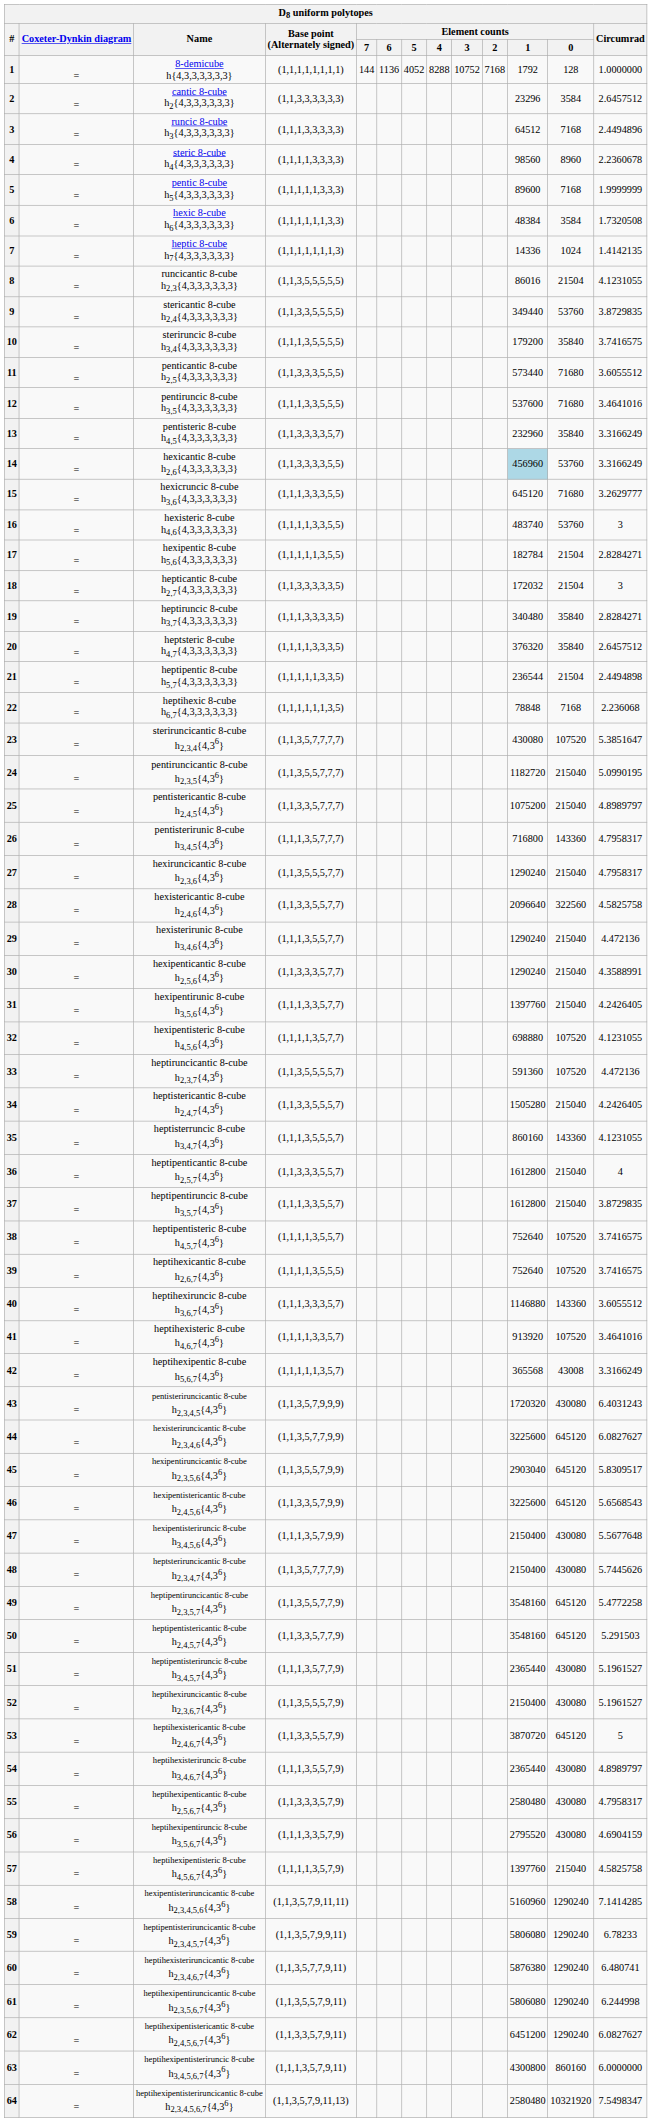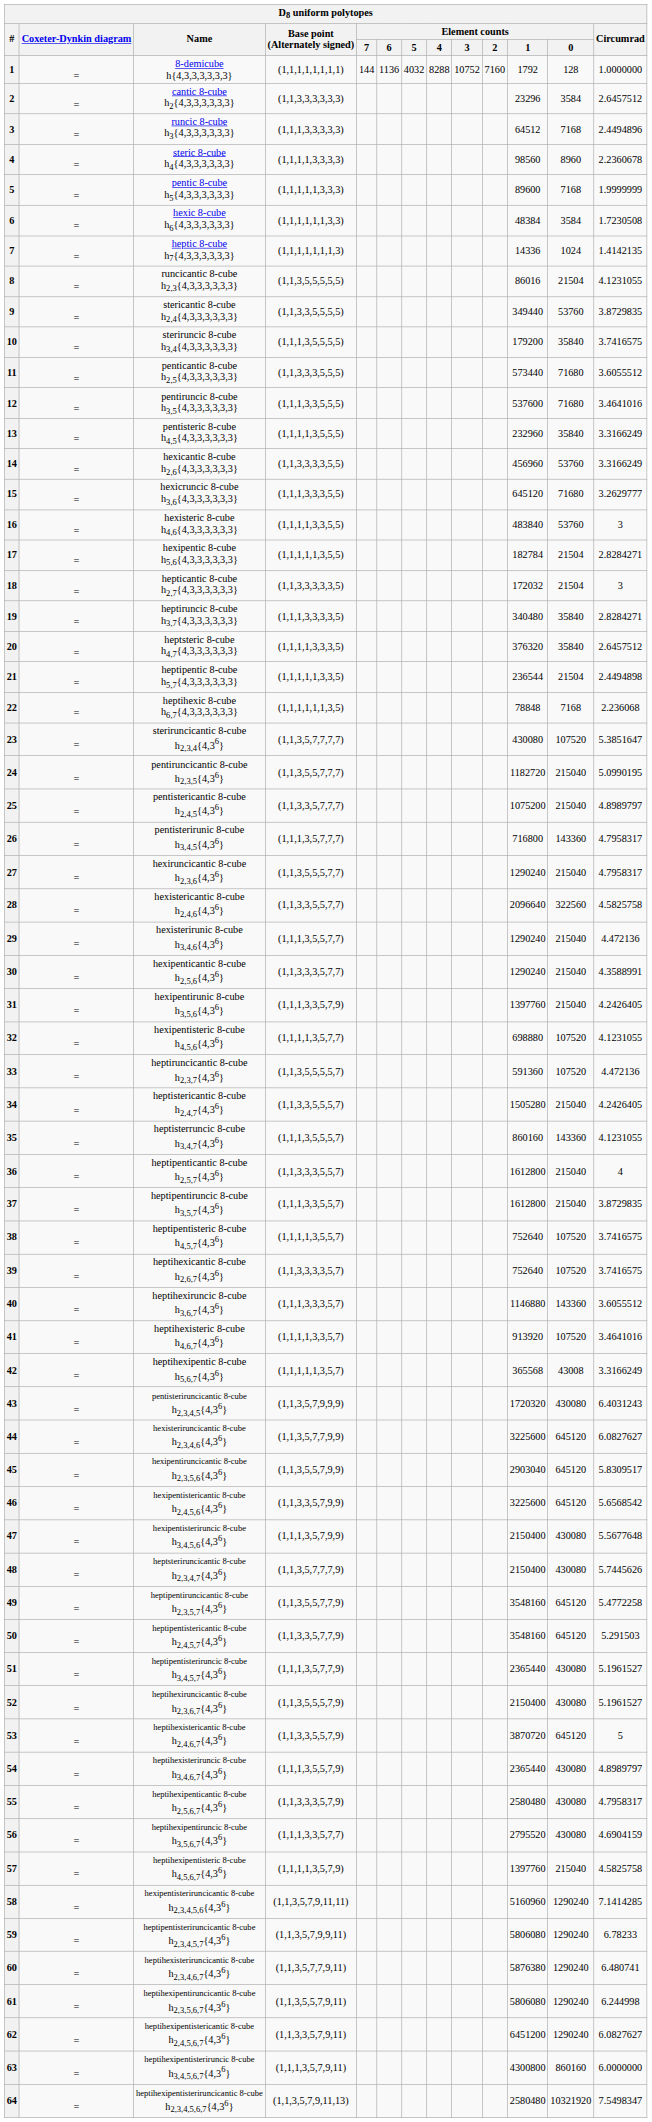(414, 69) 4052 -> (414, 69) 4032
(495, 69) 7168 -> (495, 69) 7160
(620, 220) 1.7320508 -> (620, 220) 1.7230508
(311, 433) (1,1,3,3,3,3,5,7) -> (311, 433) (1,1,1,1,3,5,5,5)
(528, 464) lightblue background -> (528, 464) no background
(528, 525) 483740 -> (528, 525) 483840
(311, 1005) (1,1,1,3,3,5,7,7) -> (311, 1005) (1,1,1,3,3,5,7,9)
(311, 1270) (1,1,1,1,3,5,5,5) -> (311, 1270) (1,1,3,3,3,3,5,7)
(620, 1503) 5.6568543 -> (620, 1503) 5.6568542
(311, 1835) (1,1,1,3,3,5,7,9) -> (311, 1835) (1,1,1,3,3,5,7,7)
